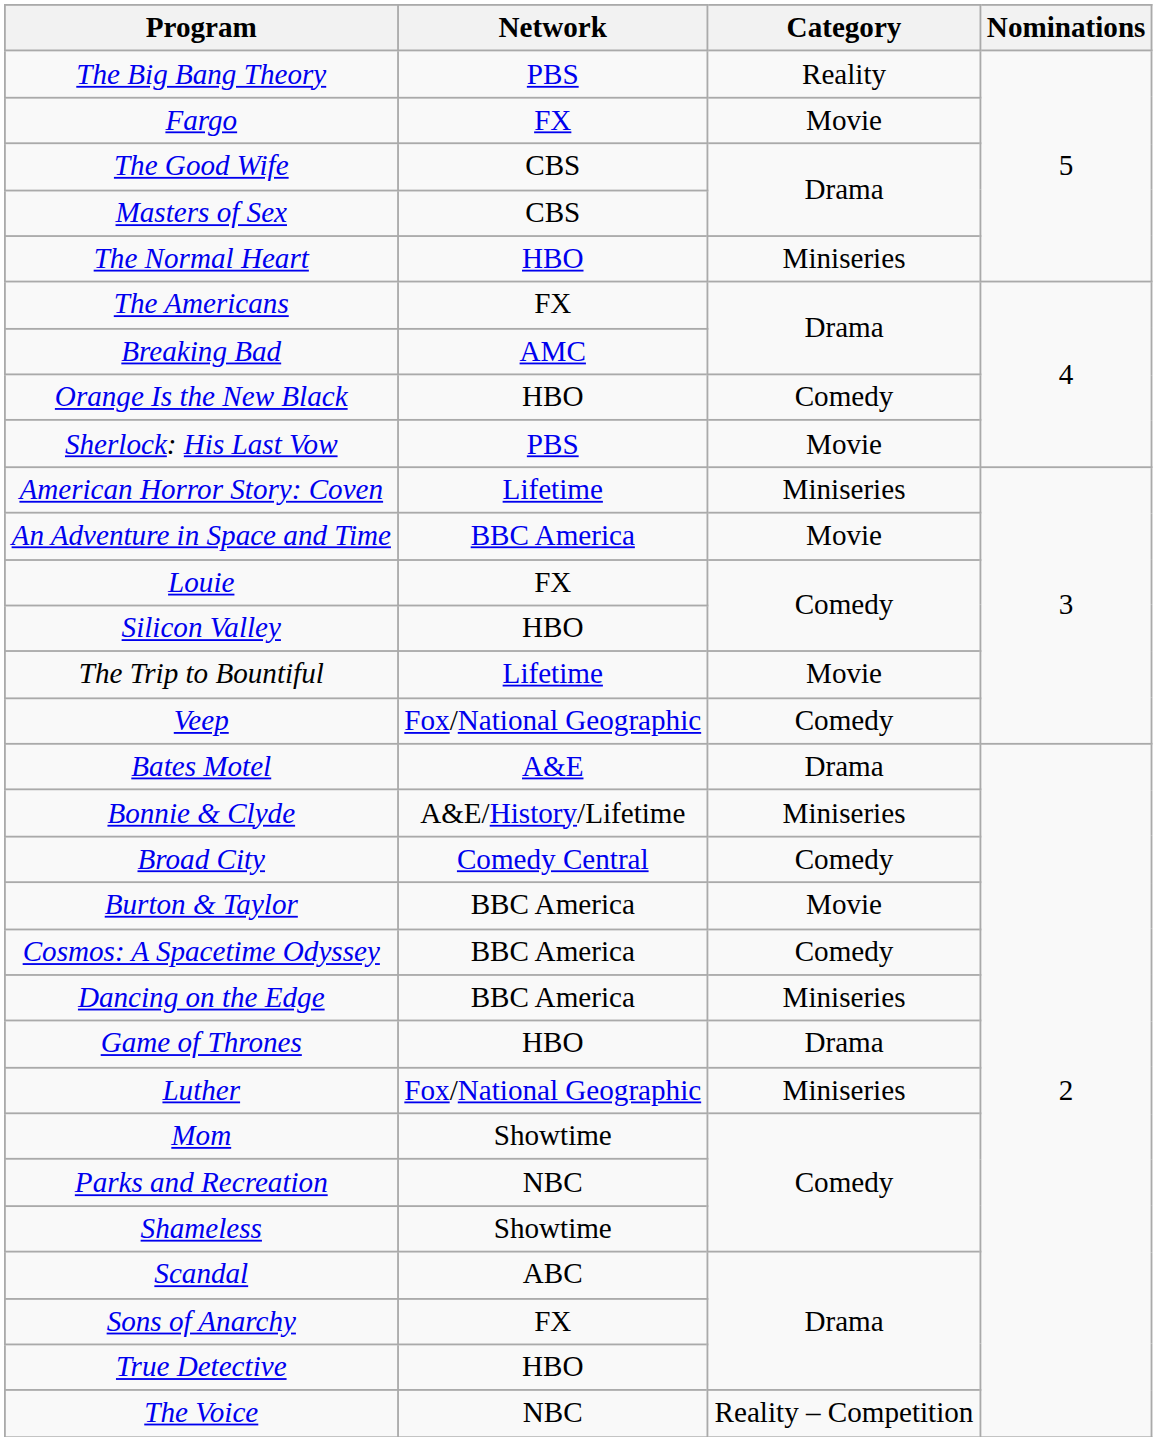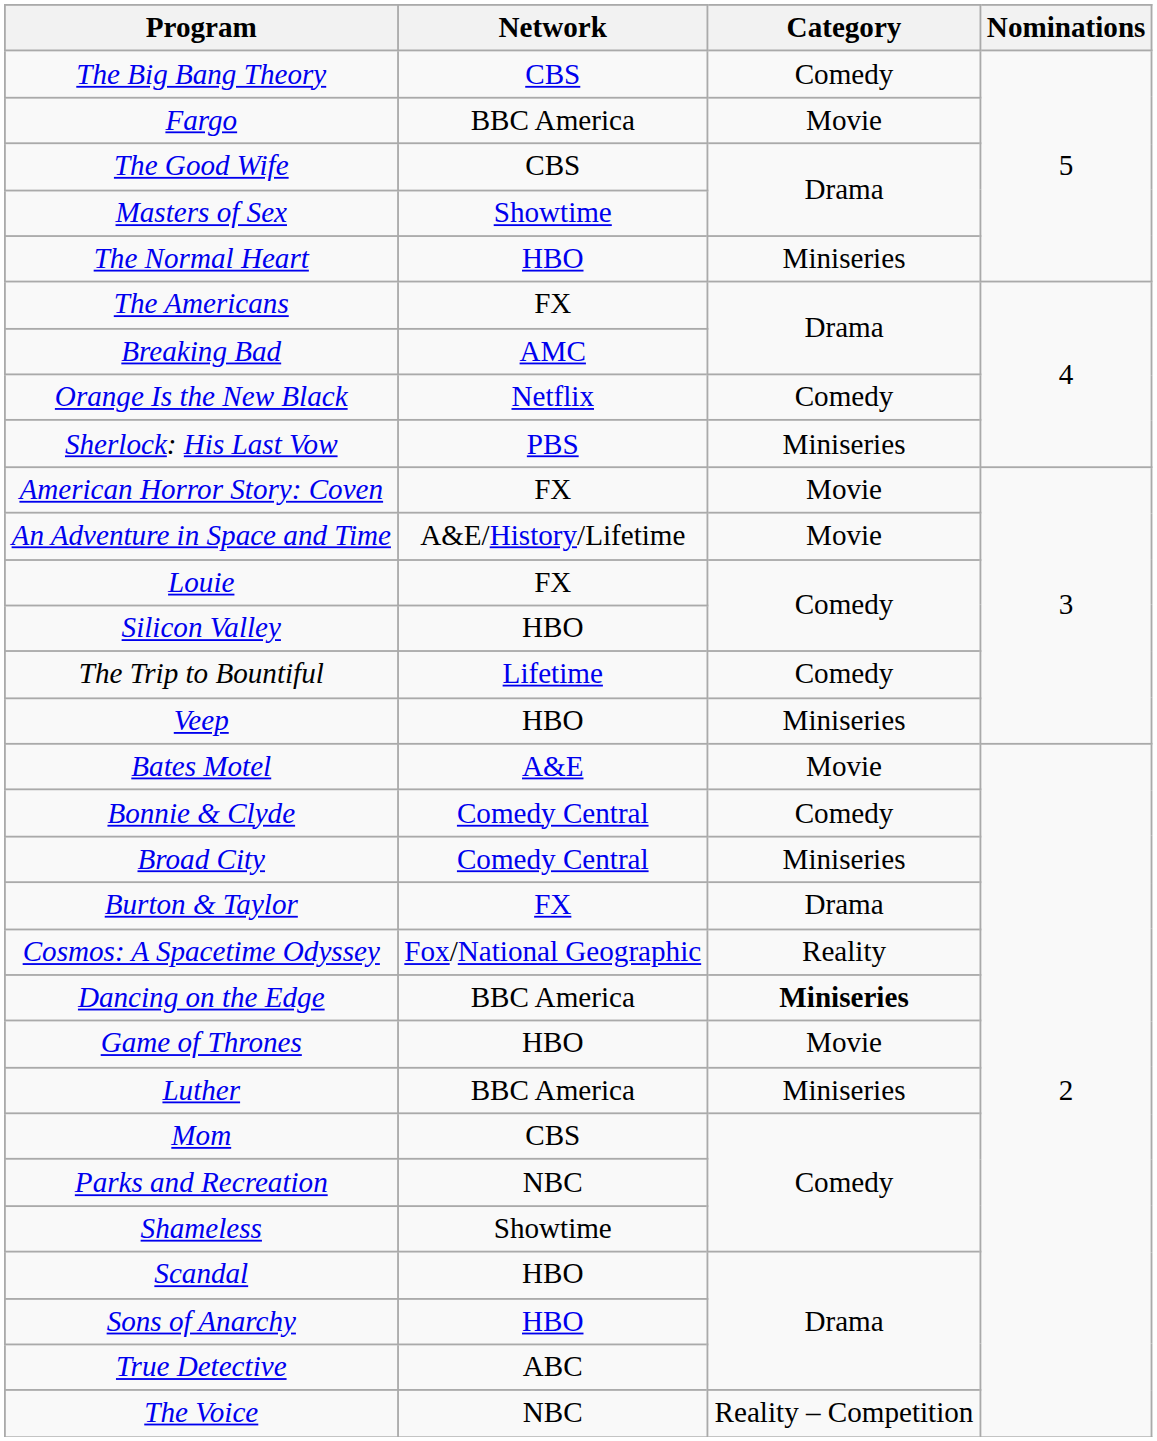(553, 73) PBS -> (553, 73) CBS
(844, 73) Reality -> (844, 73) Comedy
(553, 119) FX -> (553, 119) BBC America
(553, 212) CBS -> (553, 212) Showtime
(553, 397) HBO -> (553, 397) Netflix
(844, 443) Movie -> (844, 443) Miniseries
(553, 489) Lifetime -> (553, 489) FX
(844, 489) Miniseries -> (844, 489) Movie
(553, 535) BBC America -> (553, 535) A&E/History/Lifetime
(844, 674) Movie -> (844, 674) Comedy
(553, 720) Fox/National Geographic -> (553, 720) HBO
(844, 720) Comedy -> (844, 720) Miniseries
(844, 766) Drama -> (844, 766) Movie
(553, 812) A&E/History/Lifetime -> (553, 812) Comedy Central
(844, 812) Miniseries -> (844, 812) Comedy
(844, 858) Comedy -> (844, 858) Miniseries
(553, 905) BBC America -> (553, 905) FX
(844, 905) Movie -> (844, 905) Drama
(553, 951) BBC America -> (553, 951) Fox/National Geographic
(844, 951) Comedy -> (844, 951) Reality
(844, 997) normal -> (844, 997) bold
(844, 1043) Drama -> (844, 1043) Movie
(553, 1089) Fox/National Geographic -> (553, 1089) BBC America
(553, 1135) Showtime -> (553, 1135) CBS
(553, 1274) ABC -> (553, 1274) HBO
(553, 1320) FX -> (553, 1320) HBO
(553, 1366) HBO -> (553, 1366) ABC
